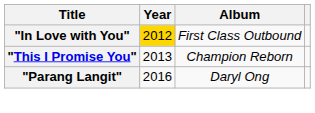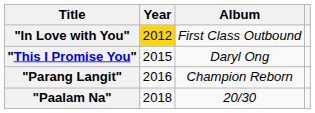(157, 56) 2013 -> (157, 56) 2015
(240, 56) Champion Reborn -> (240, 56) Daryl Ong
(240, 77) Daryl Ong -> (240, 77) Champion Reborn
+ row: (72, 98)
